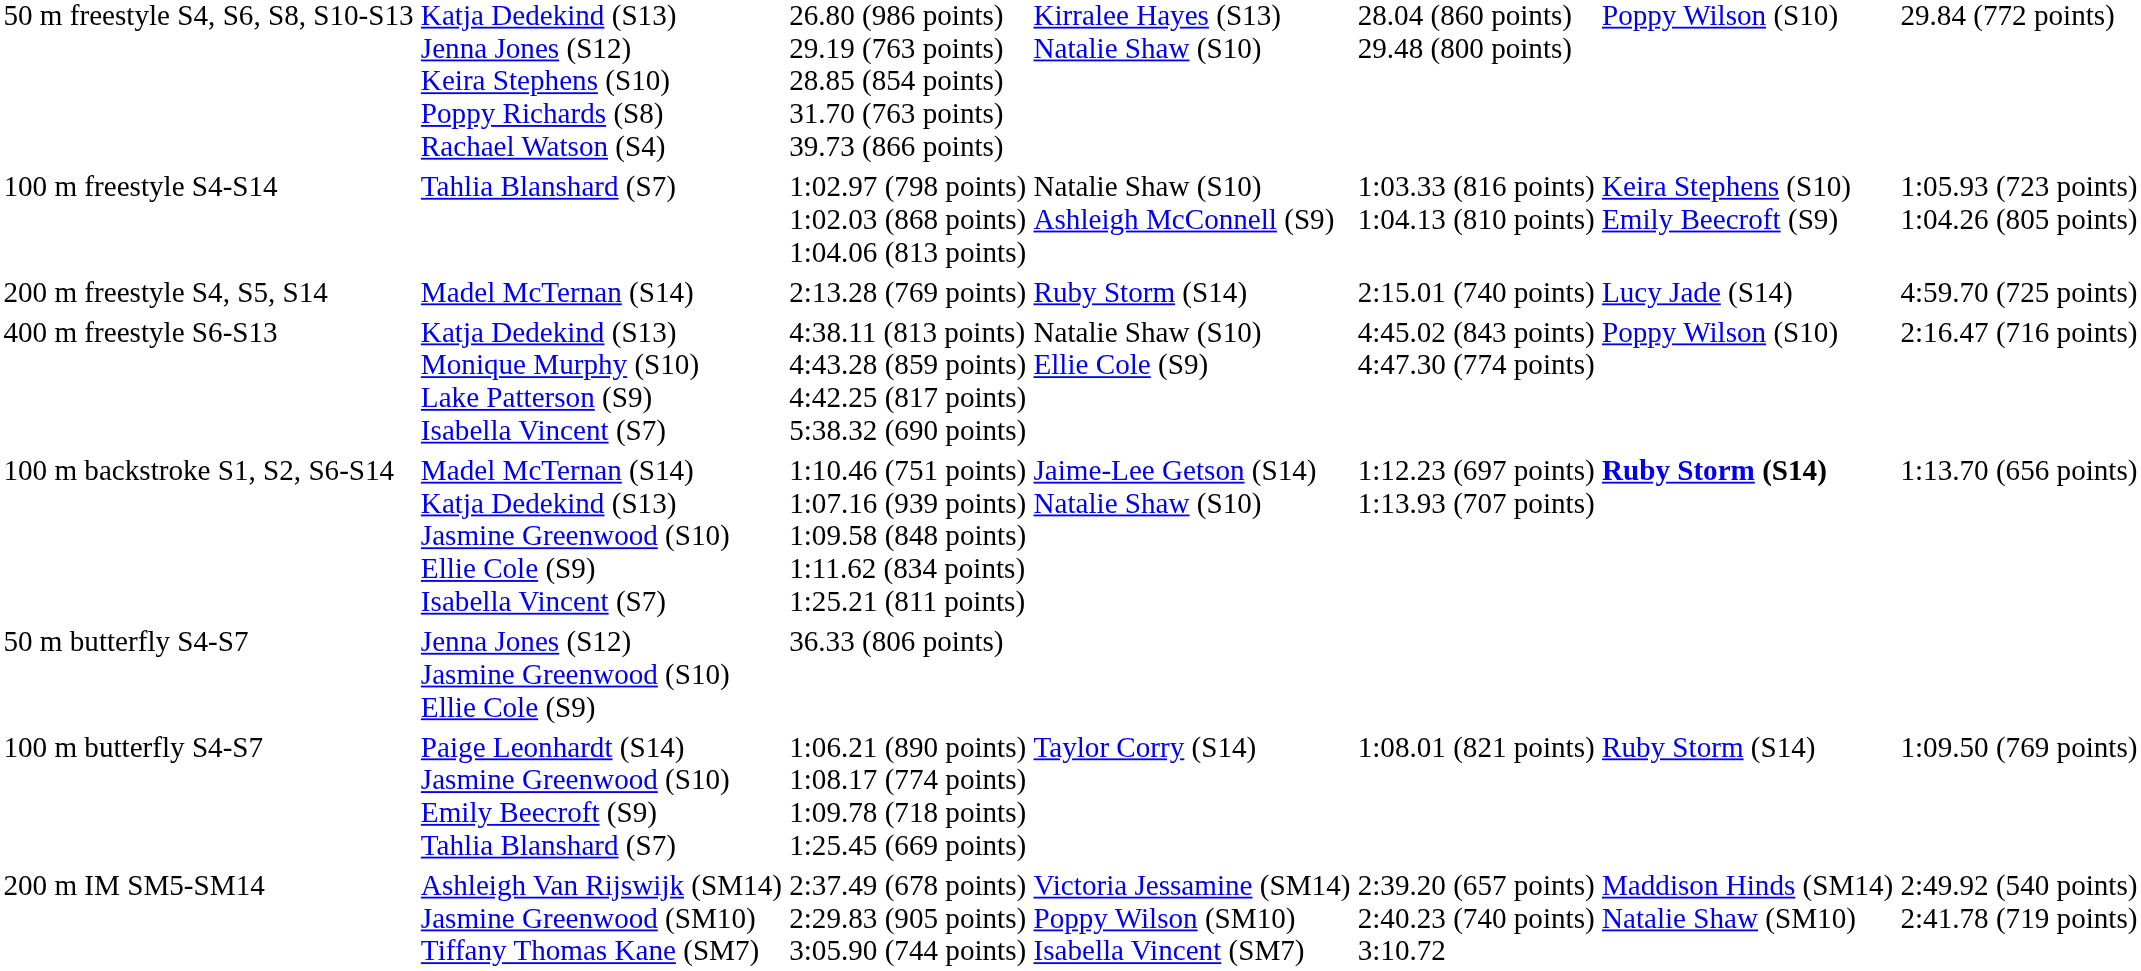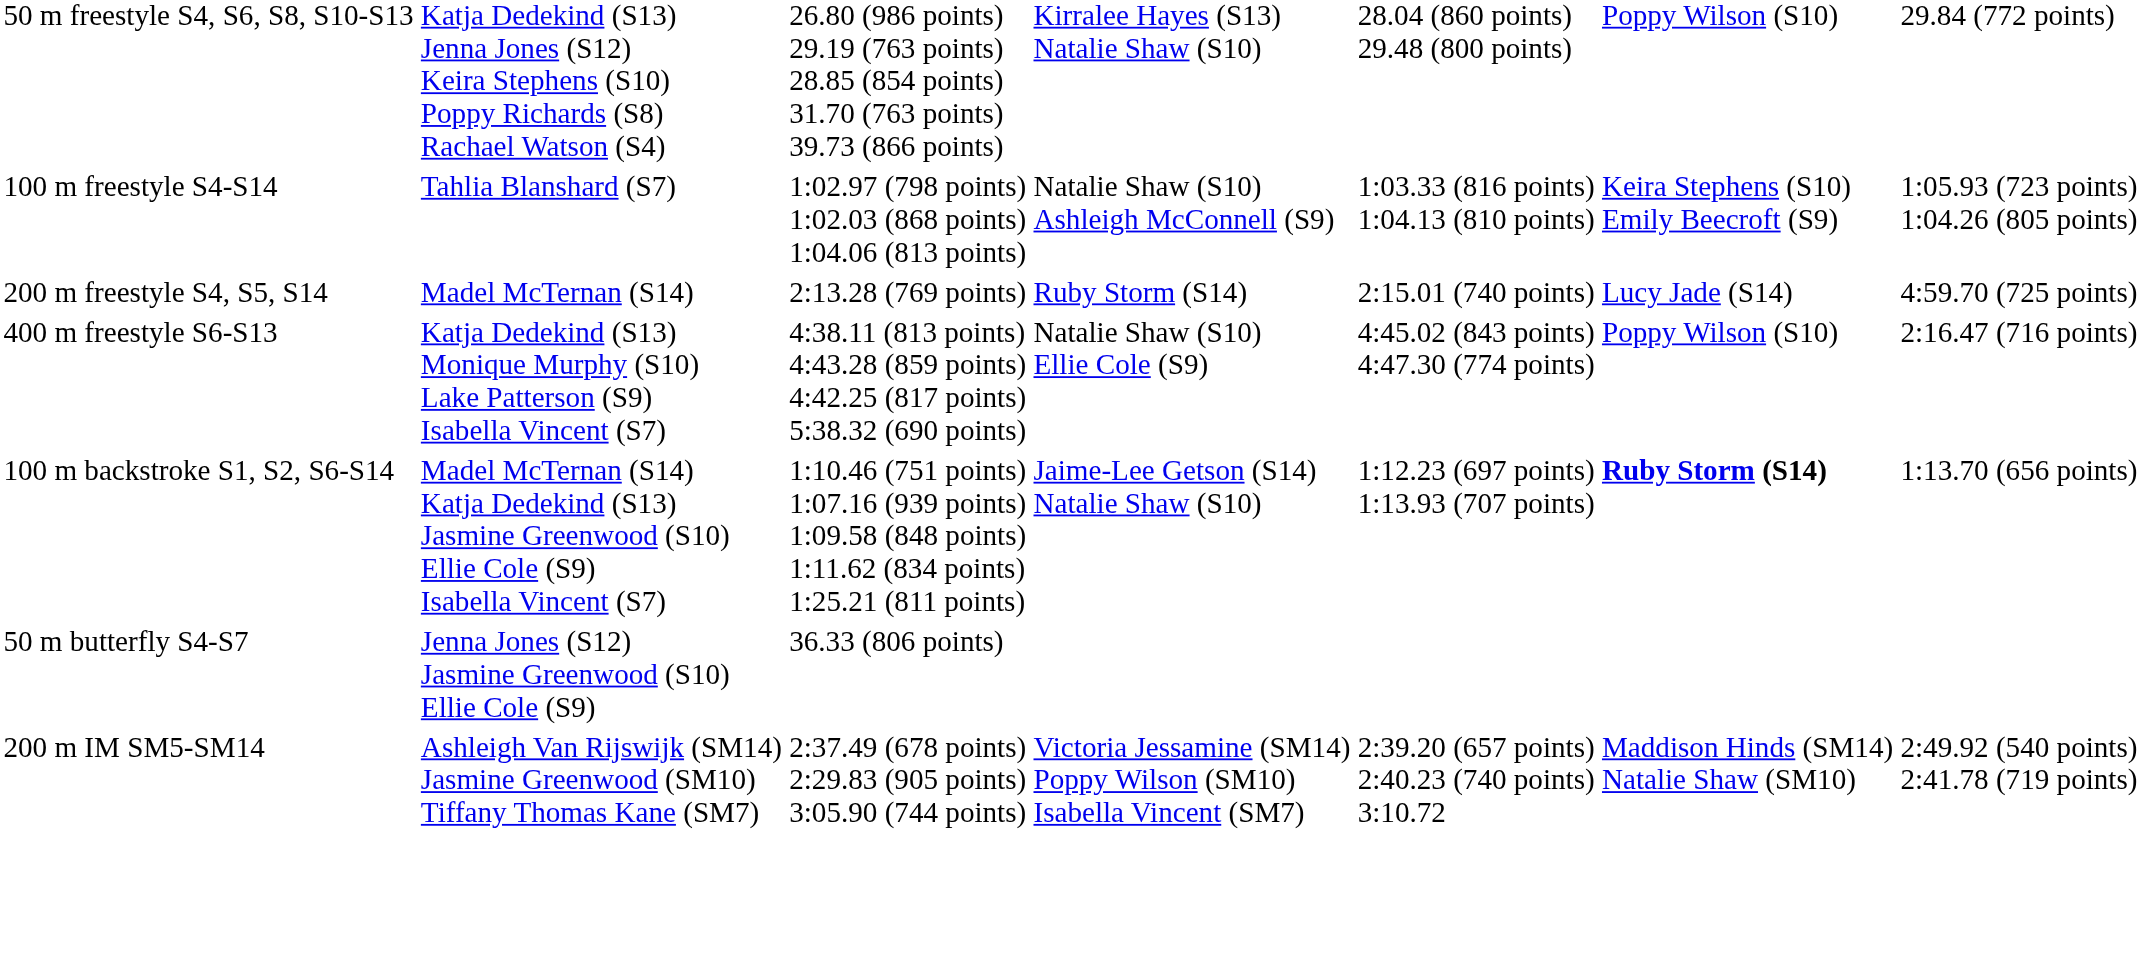- row: (133, 747)
